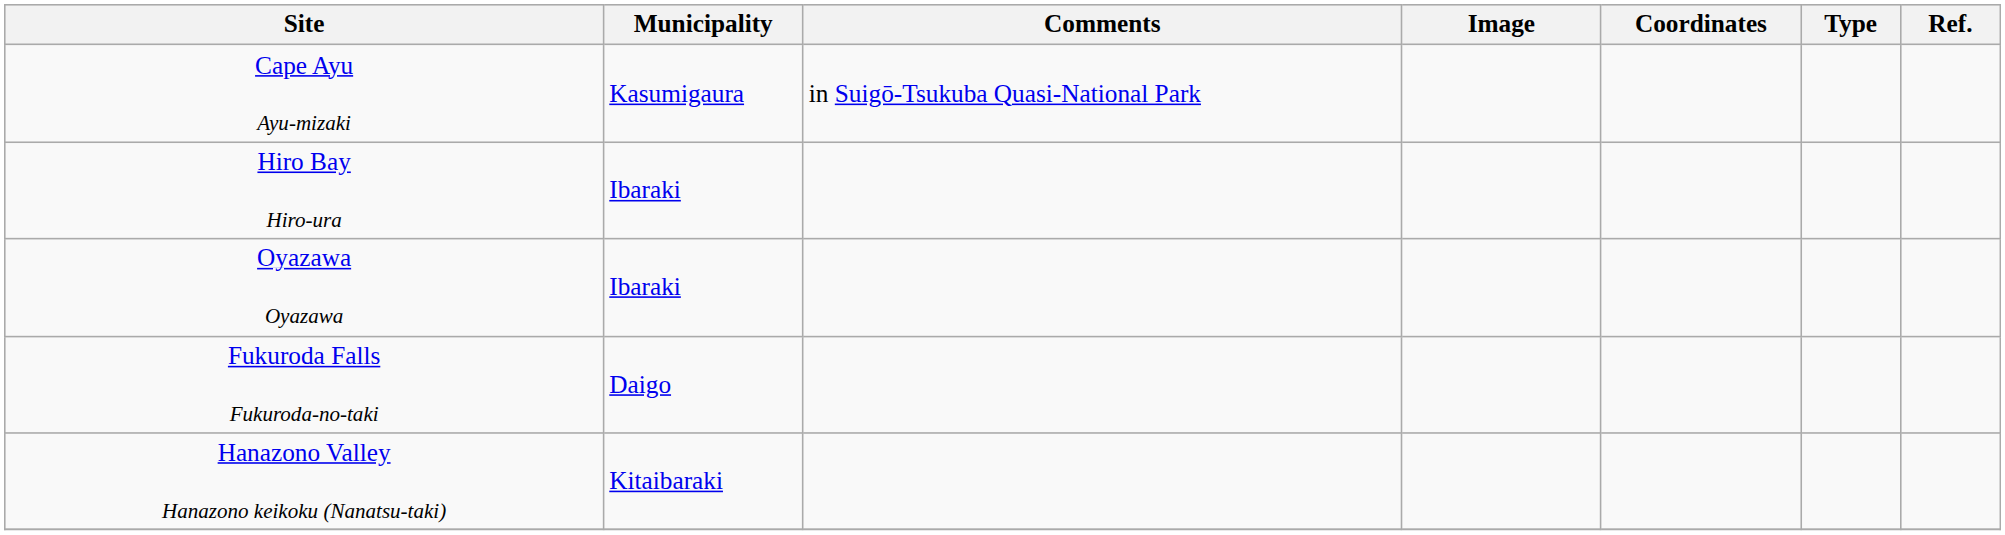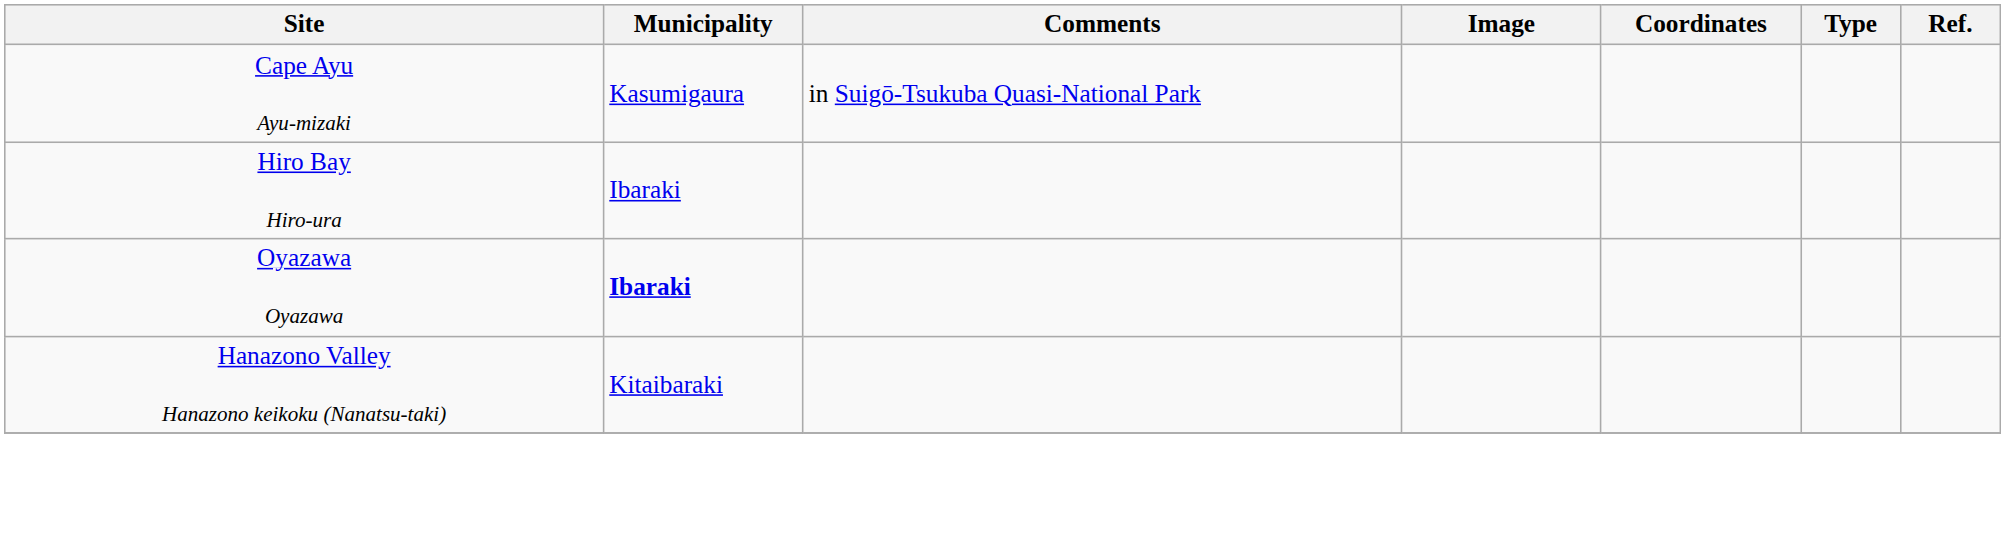(645, 287) normal -> (650, 287) bold
- row: (304, 383)
